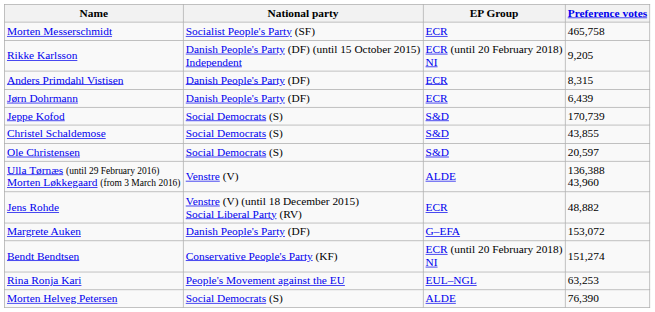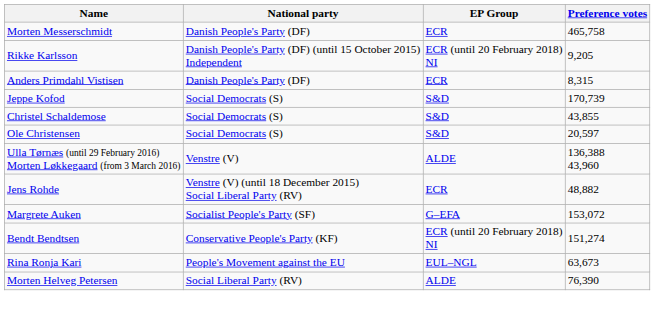(250, 31) Socialist People's Party (SF) -> (248, 31) Danish People's Party (DF)
- row: (42, 98)
(248, 232) Danish People's Party (DF) -> (250, 213) Socialist People's Party (SF)
(583, 280) 63,253 -> (583, 262) 63,673
(234, 298) Social Democrats (S) -> (244, 280) Social Liberal Party (RV)
